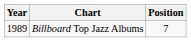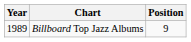(166, 28) 7 -> (166, 28) 9
